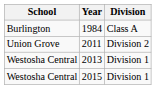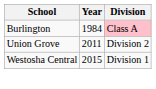(122, 28) no background -> (122, 28) pink background
- row: (92, 60)
